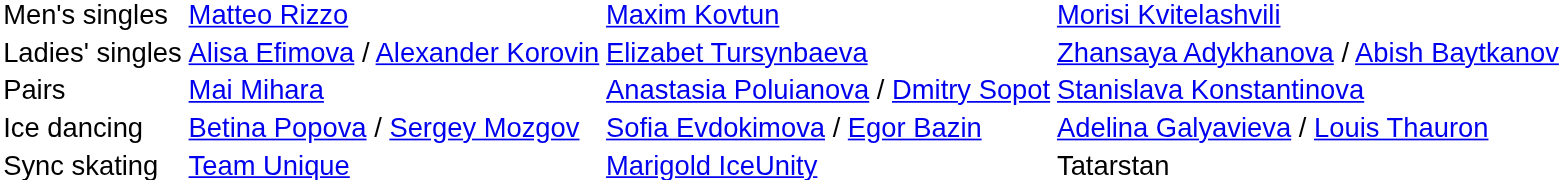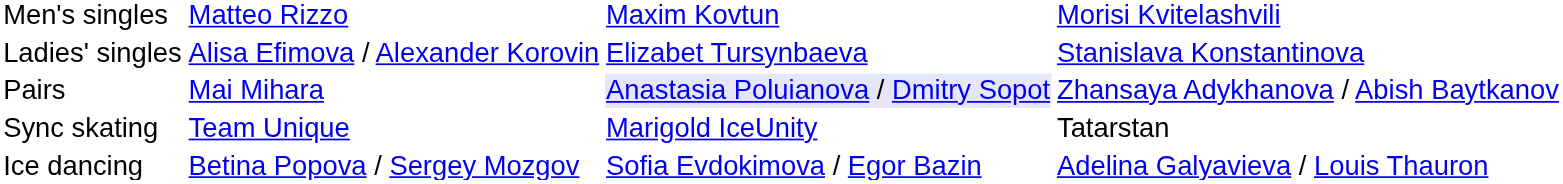(1308, 52) Zhansaya Adykhanova / Abish Baytkanov -> (1211, 52) Stanislava Konstantinova
(828, 90) no background -> (828, 90) lavender background
(1211, 90) Stanislava Konstantinova -> (1308, 90) Zhansaya Adykhanova / Abish Baytkanov
rows swapped: (73, 128) <-> (81, 165)
